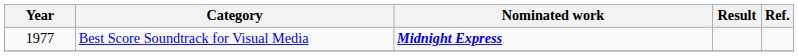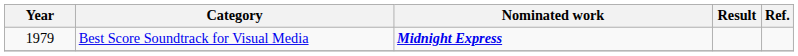(40, 38) 1977 -> (40, 38) 1979
